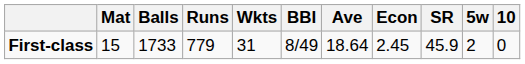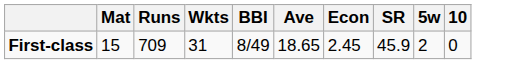- column: (158, 17)
(201, 44) 779 -> (152, 44) 709
(347, 44) 18.64 -> (299, 44) 18.65
